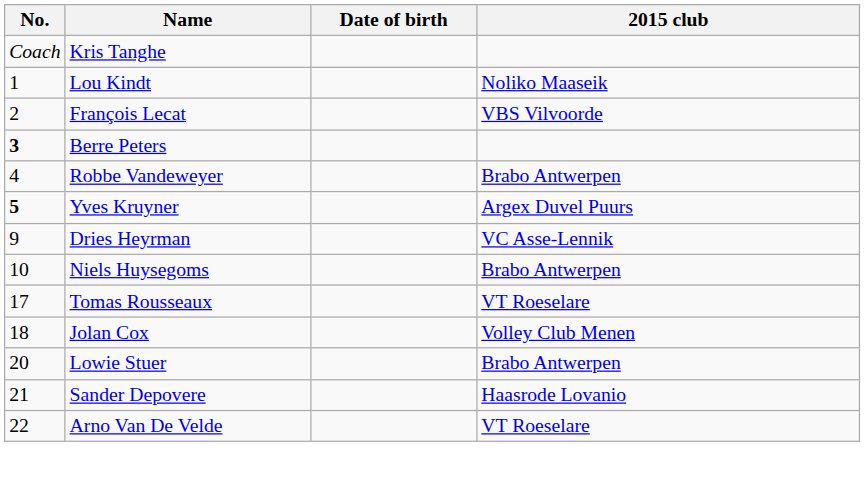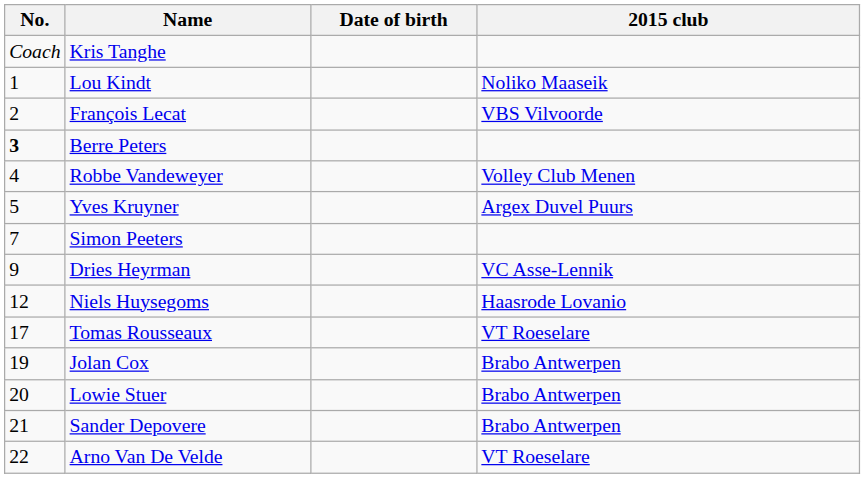(551, 176) Brabo Antwerpen -> (558, 176) Volley Club Menen
(14, 207) bold -> (14, 207) normal
+ row: (126, 238)
(19, 269) 10 -> (19, 301) 12
(551, 269) Brabo Antwerpen -> (554, 301) Haasrode Lovanio
(19, 332) 18 -> (19, 363) 19
(558, 332) Volley Club Menen -> (551, 363) Brabo Antwerpen
(554, 394) Haasrode Lovanio -> (551, 425) Brabo Antwerpen
